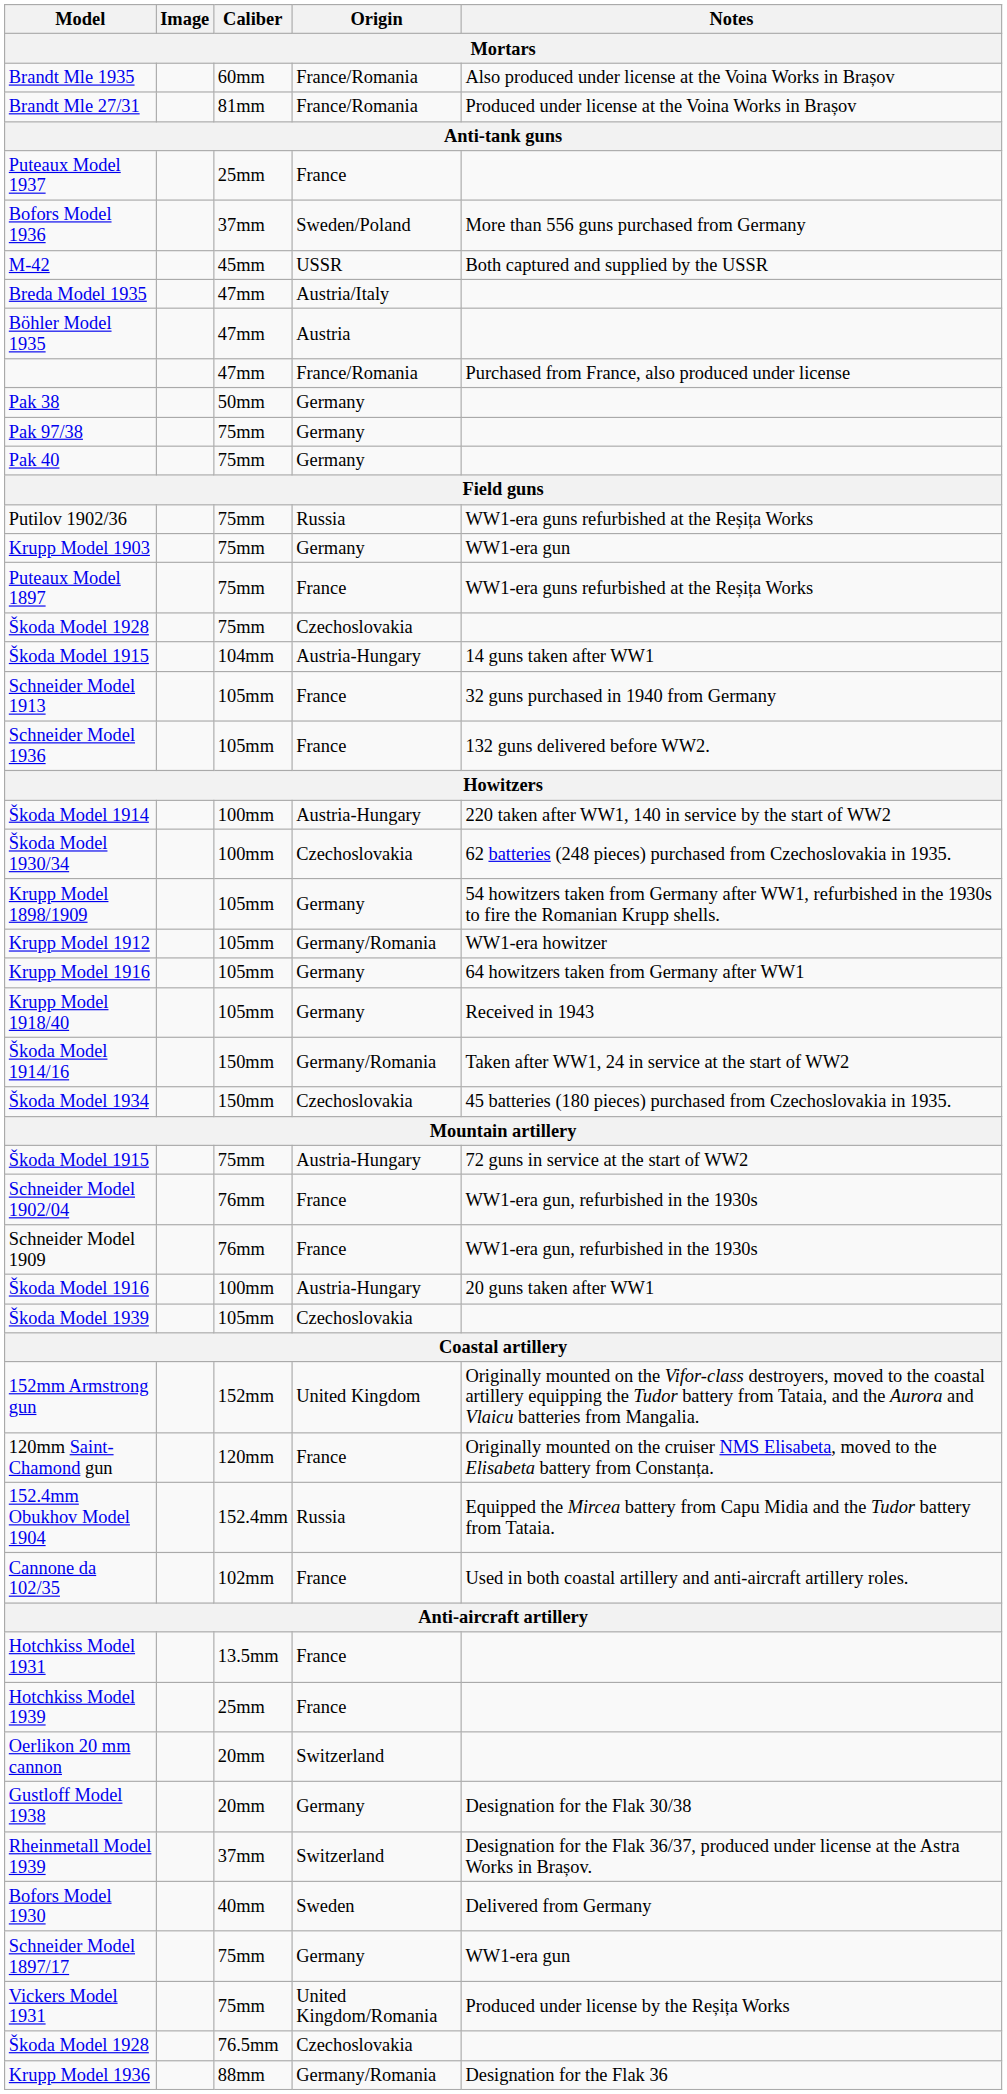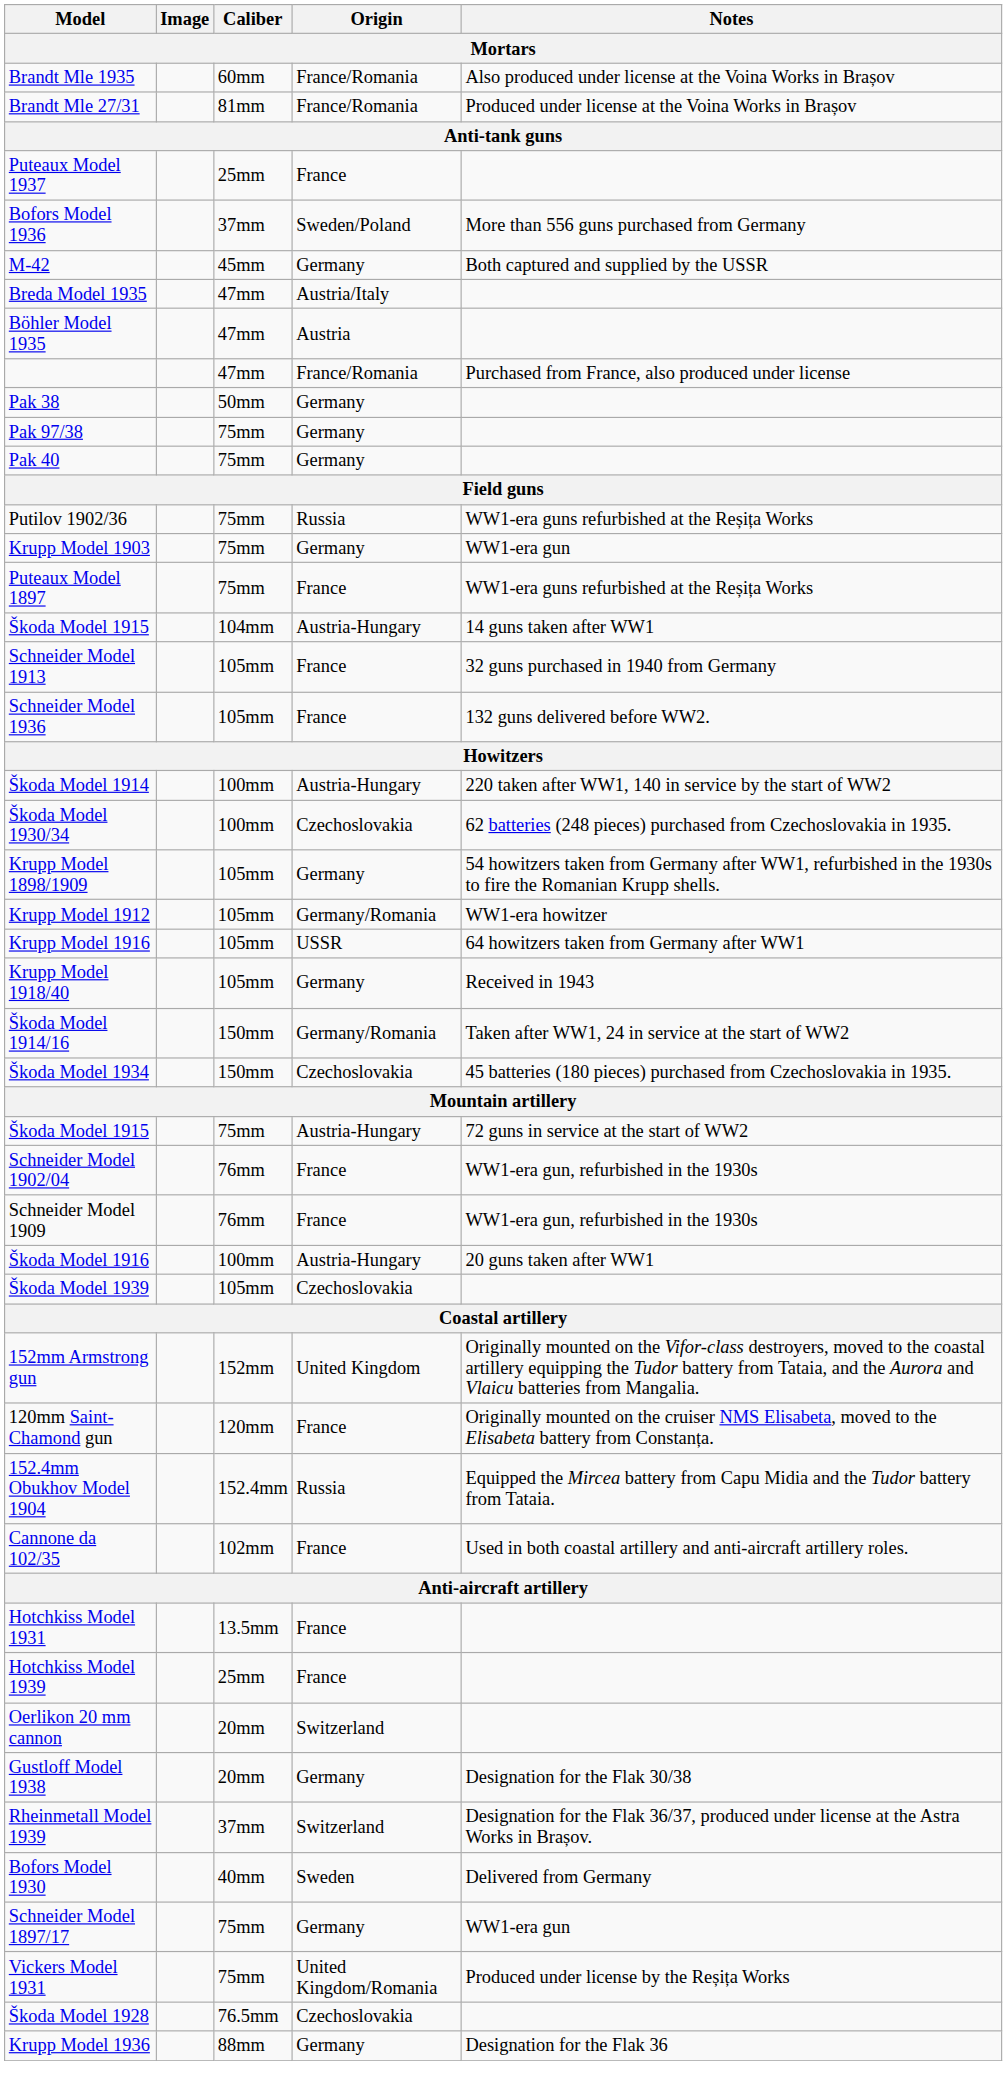(319, 264) USSR -> (330, 264) Germany
- row: (79, 627)
(330, 972) Germany -> (319, 943) USSR
(366, 2074) Germany/Romania -> (330, 2045) Germany
